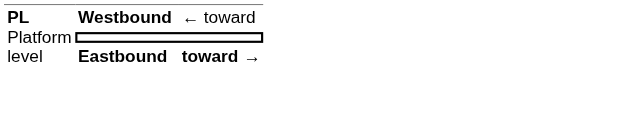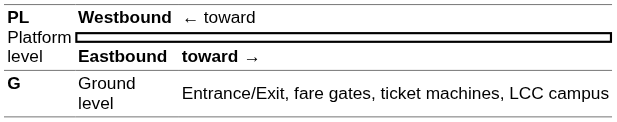+ row: (107, 93)
